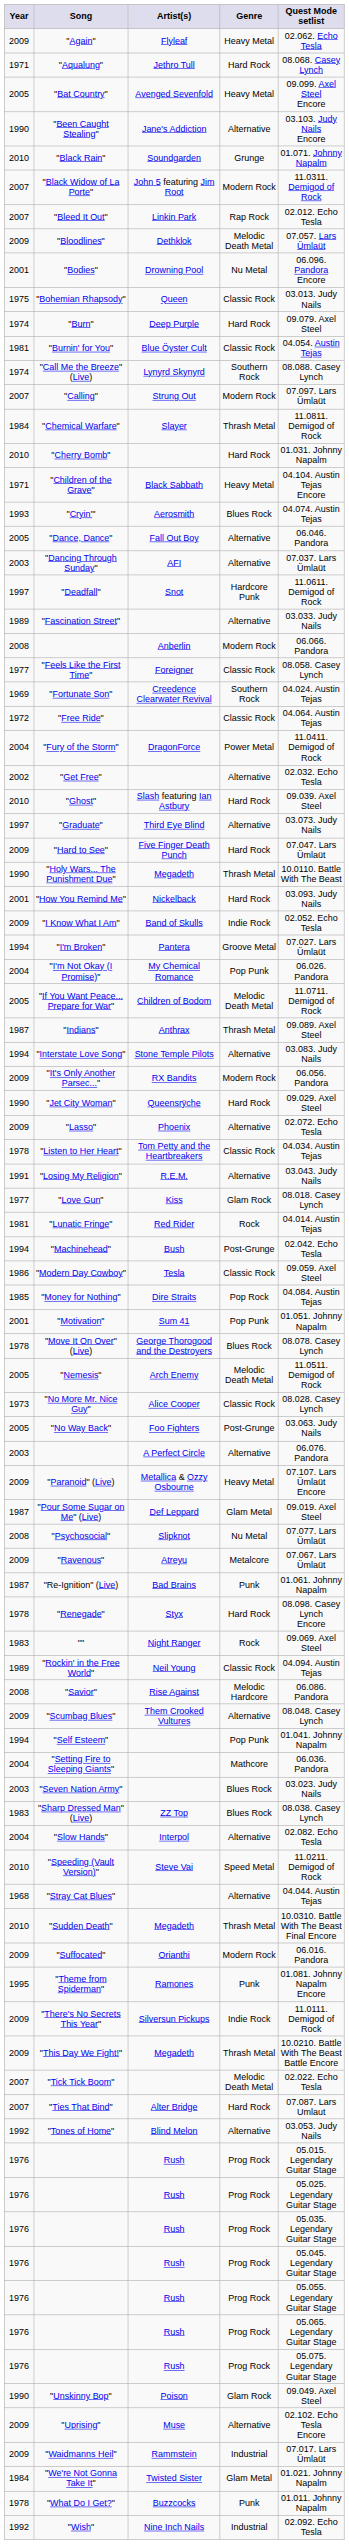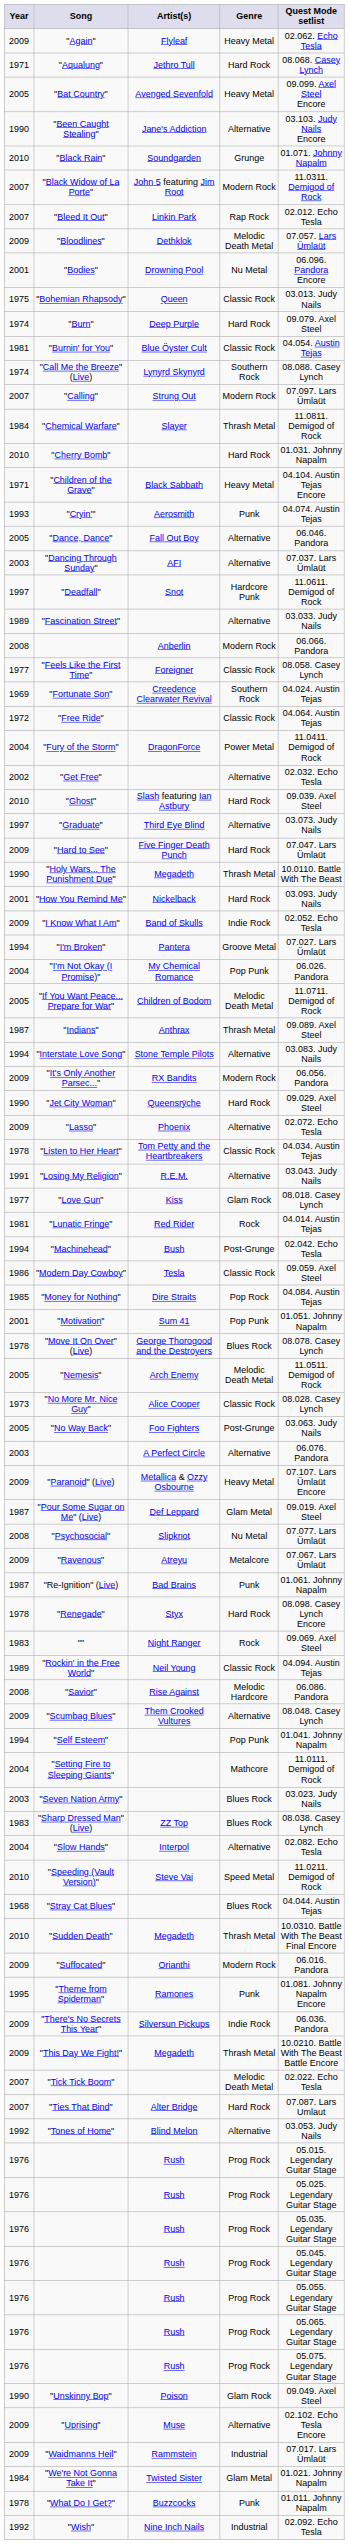(249, 514) Blues Rock -> (249, 514) Punk
(311, 1765) 06.036. Pandora -> (311, 1770) 11.0111. Demigod of Rock
(249, 1896) Alternative -> (249, 1906) Blues Rock
(311, 2018) 11.0111. Demigod of Rock -> (311, 2023) 06.036. Pandora
